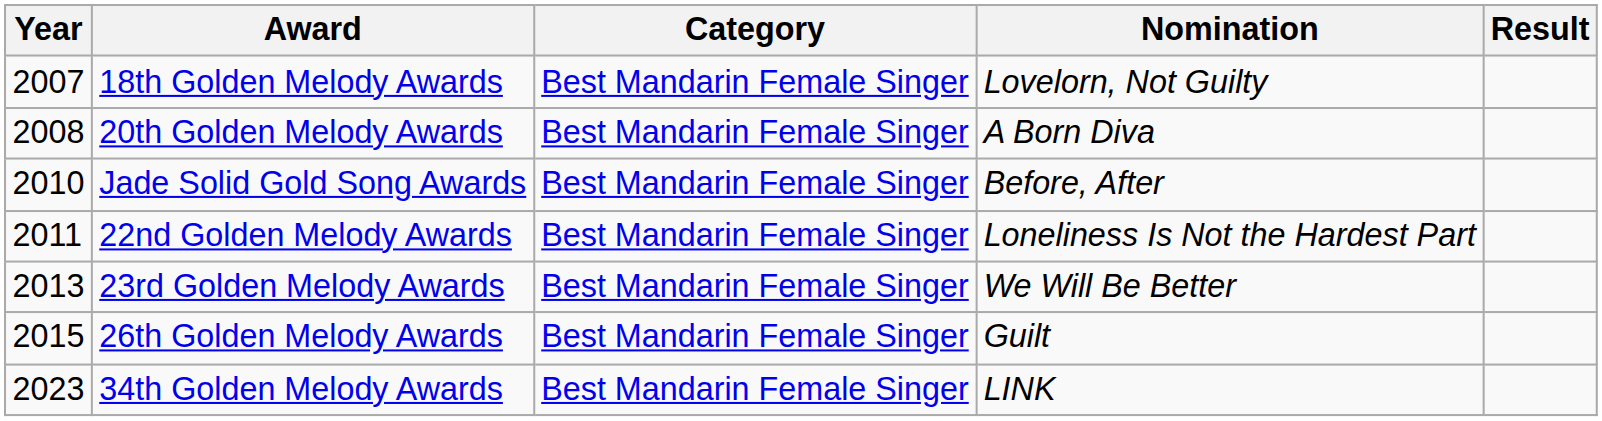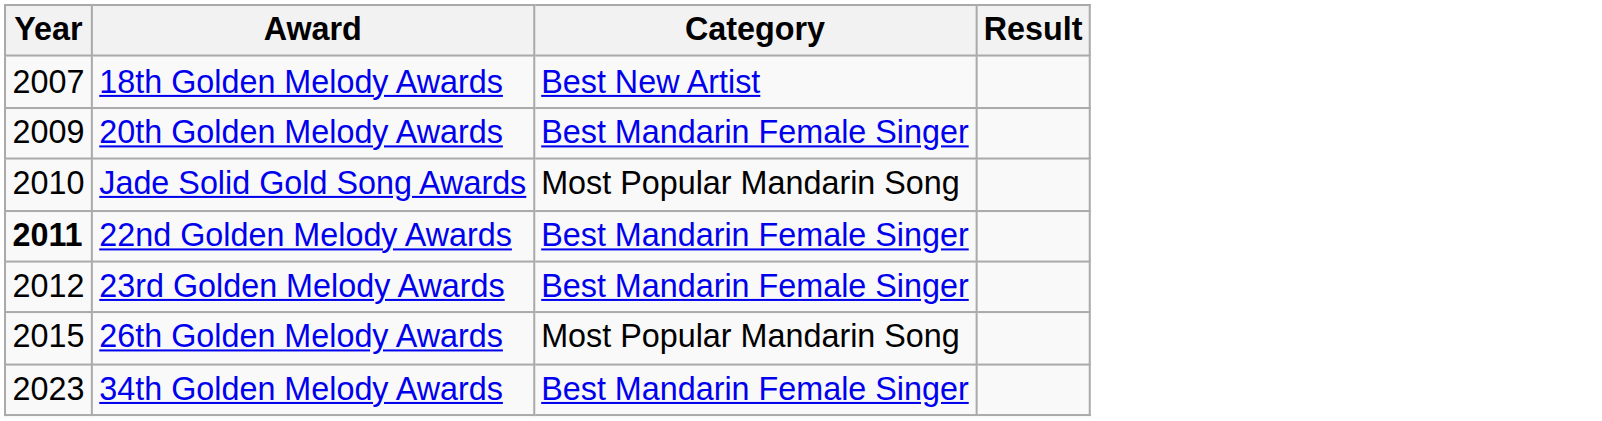- column: (1230, 30)
(755, 81) Best Mandarin Female Singer -> (651, 81) Best New Artist
(48, 132) 2008 -> (48, 132) 2009
(755, 183) Best Mandarin Female Singer -> (751, 183) Most Popular Mandarin Song
(47, 235) normal -> (48, 235) bold
(48, 286) 2013 -> (48, 286) 2012
(755, 337) Best Mandarin Female Singer -> (751, 337) Most Popular Mandarin Song
